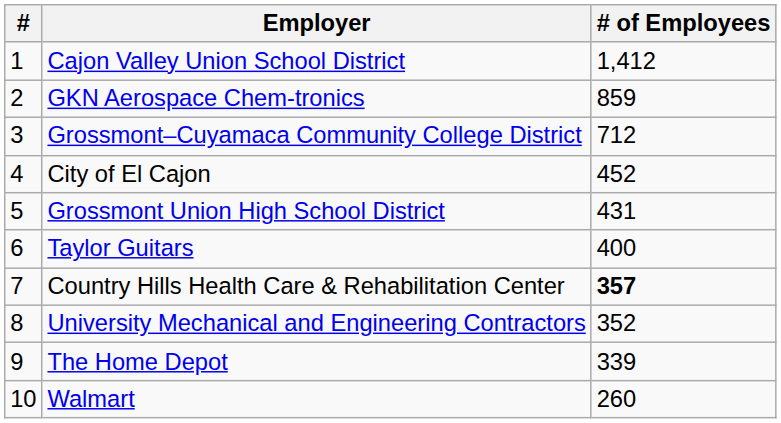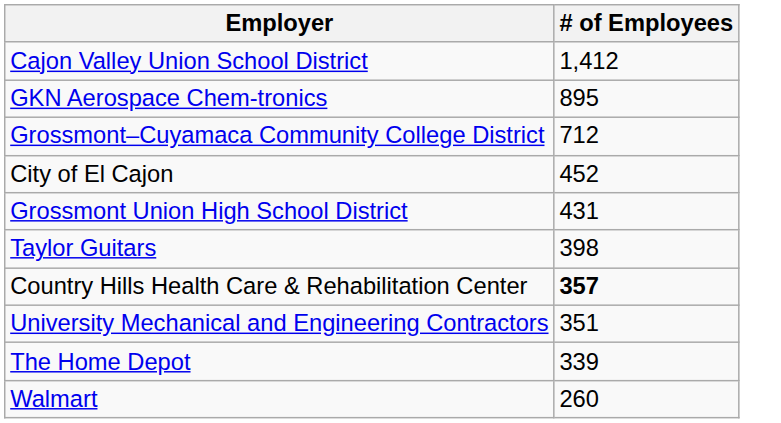- column: (23, 23)
(616, 98) 859 -> (579, 98) 895
(616, 248) 400 -> (579, 248) 398
(616, 323) 352 -> (579, 323) 351
